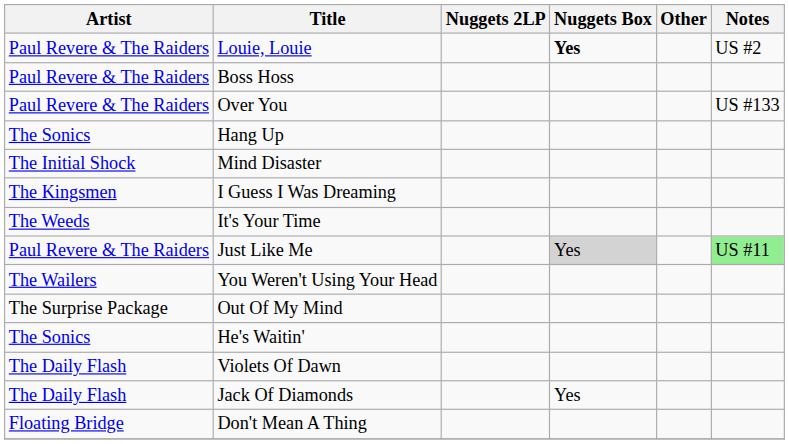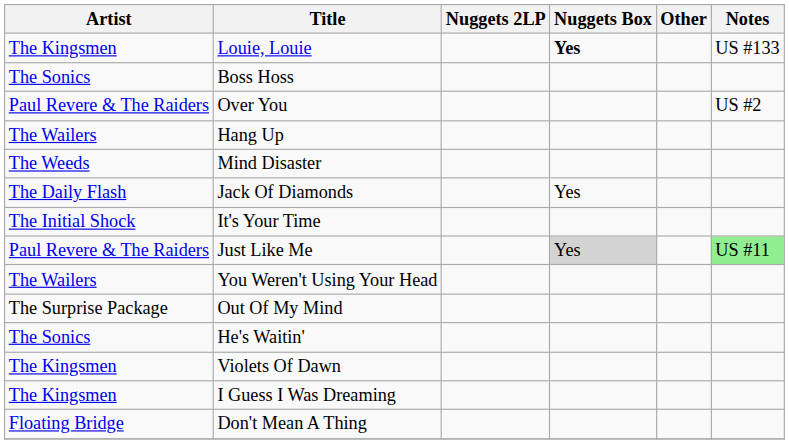(109, 47) Paul Revere & The Raiders -> (63, 47) The Kingsmen
(738, 47) US #2 -> (747, 47) US #133
(109, 76) Paul Revere & The Raiders -> (50, 76) The Sonics
(747, 105) US #133 -> (738, 105) US #2
(50, 134) The Sonics -> (53, 134) The Wailers
(72, 163) The Initial Shock -> (49, 163) The Weeds
rows swapped: (285, 395) <-> (307, 192)
(49, 221) The Weeds -> (72, 221) The Initial Shock
(68, 366) The Daily Flash -> (63, 366) The Kingsmen
